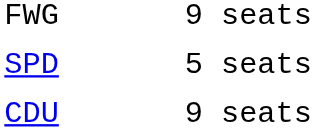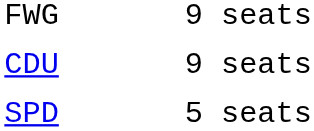rows swapped: (32, 114) <-> (32, 65)
